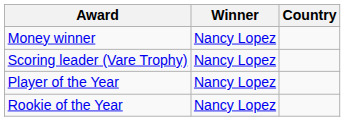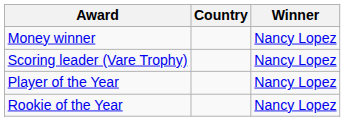columns swapped: (235, 15) <-> (310, 15)
